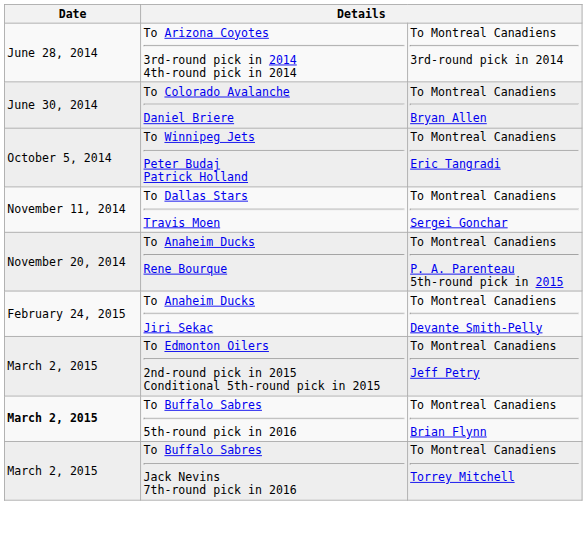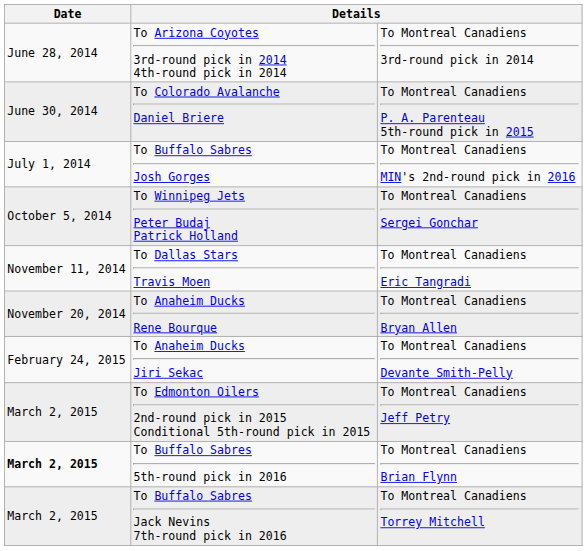(495, 105) To Montreal Canadiens Bryan Allen -> (480, 112) To Montreal Canadiens P. A. Parenteau 5th-round pick in 2015
+ row: (254, 164)
(495, 151) To Montreal Canadiens Eric Tangradi -> (480, 209) To Montreal Canadiens Sergei Gonchar
(495, 209) To Montreal Canadiens Sergei Gonchar -> (480, 268) To Montreal Canadiens Eric Tangradi
(495, 262) To Montreal Canadiens P. A. Parenteau 5th-round pick in 2015 -> (480, 314) To Montreal Canadiens Bryan Allen
